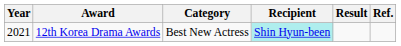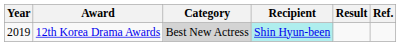(19, 32) 2021 -> (19, 32) 2019
(207, 32) no background -> (207, 32) lightgrey background
